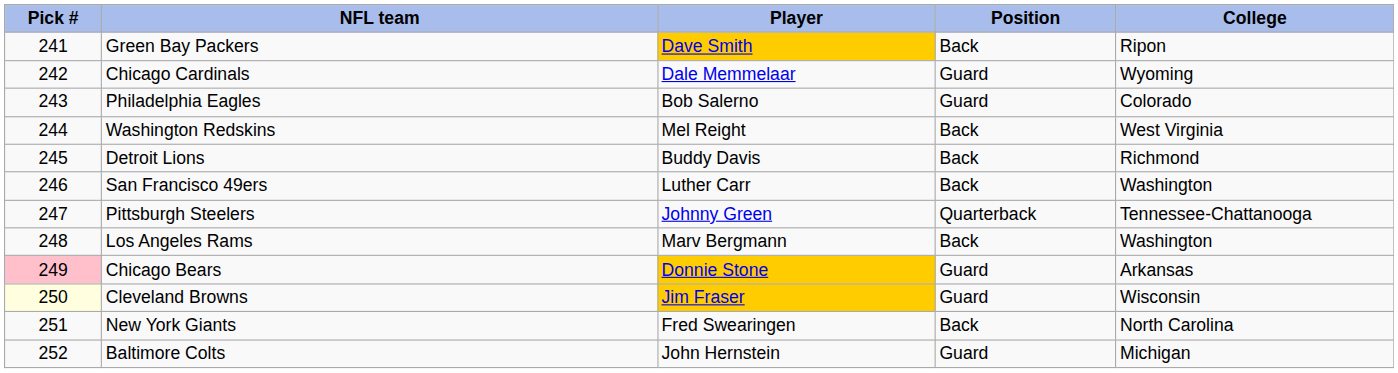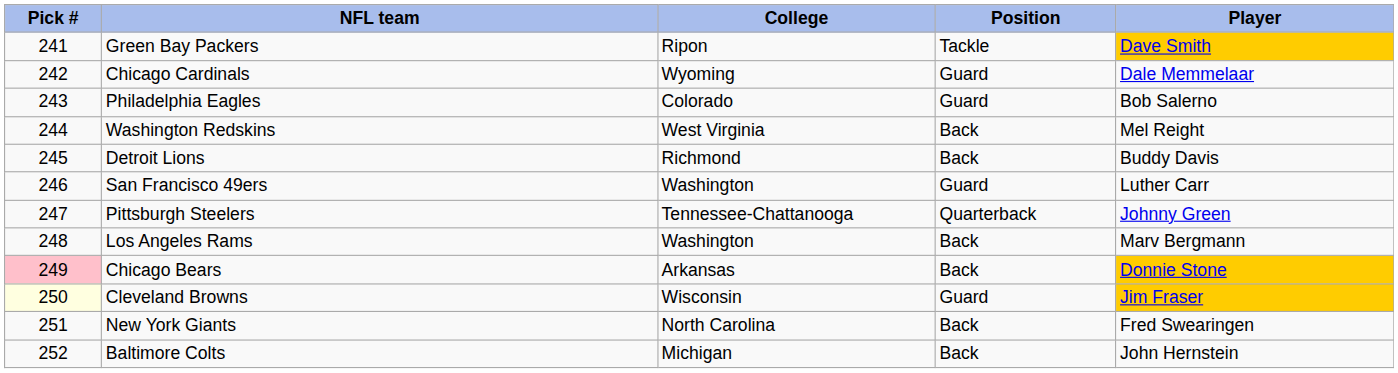columns swapped: (796, 18) <-> (1255, 18)
(959, 46) Back -> (964, 46) Tackle
(959, 185) Back -> (964, 185) Guard
(964, 269) Guard -> (959, 269) Back
(964, 353) Guard -> (959, 353) Back
